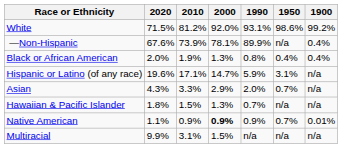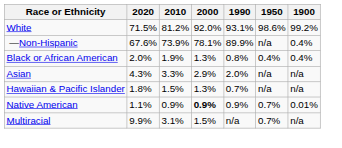- row: (74, 74)
(287, 89) 0.7% -> (265, 74) n/a
(282, 136) n/a -> (269, 120) 0.7%
